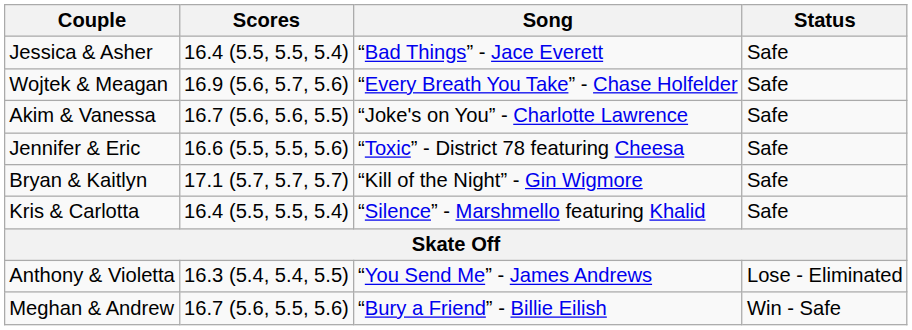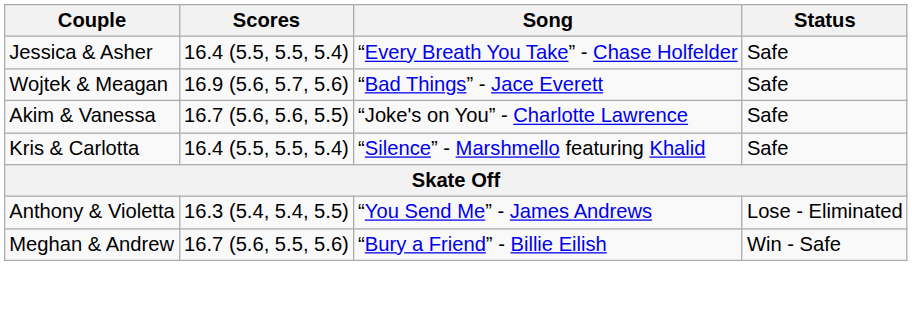(481, 52) “Bad Things” - Jace Everett -> (548, 52) “Every Breath You Take” - Chase Holfelder
(548, 84) “Every Breath You Take” - Chase Holfelder -> (481, 84) “Bad Things” - Jace Everett
- row: (75, 148)
- row: (78, 180)
